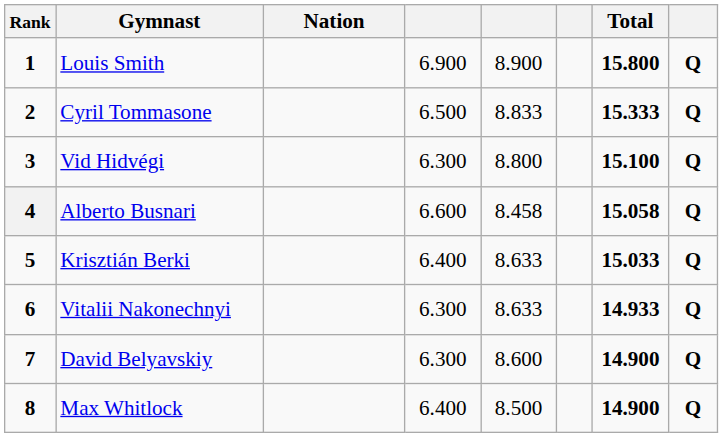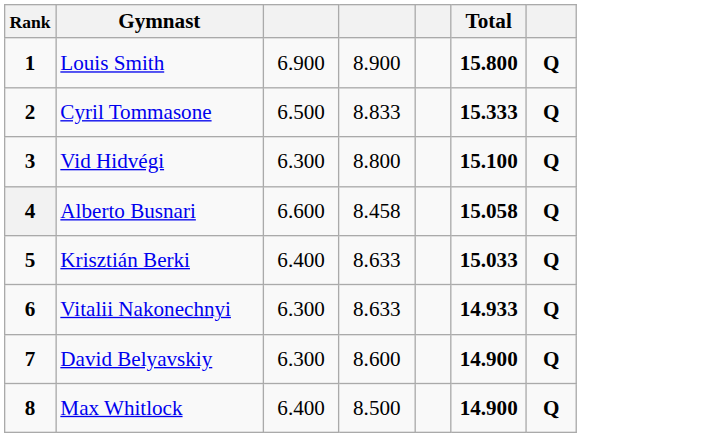- column: (334, 21)
